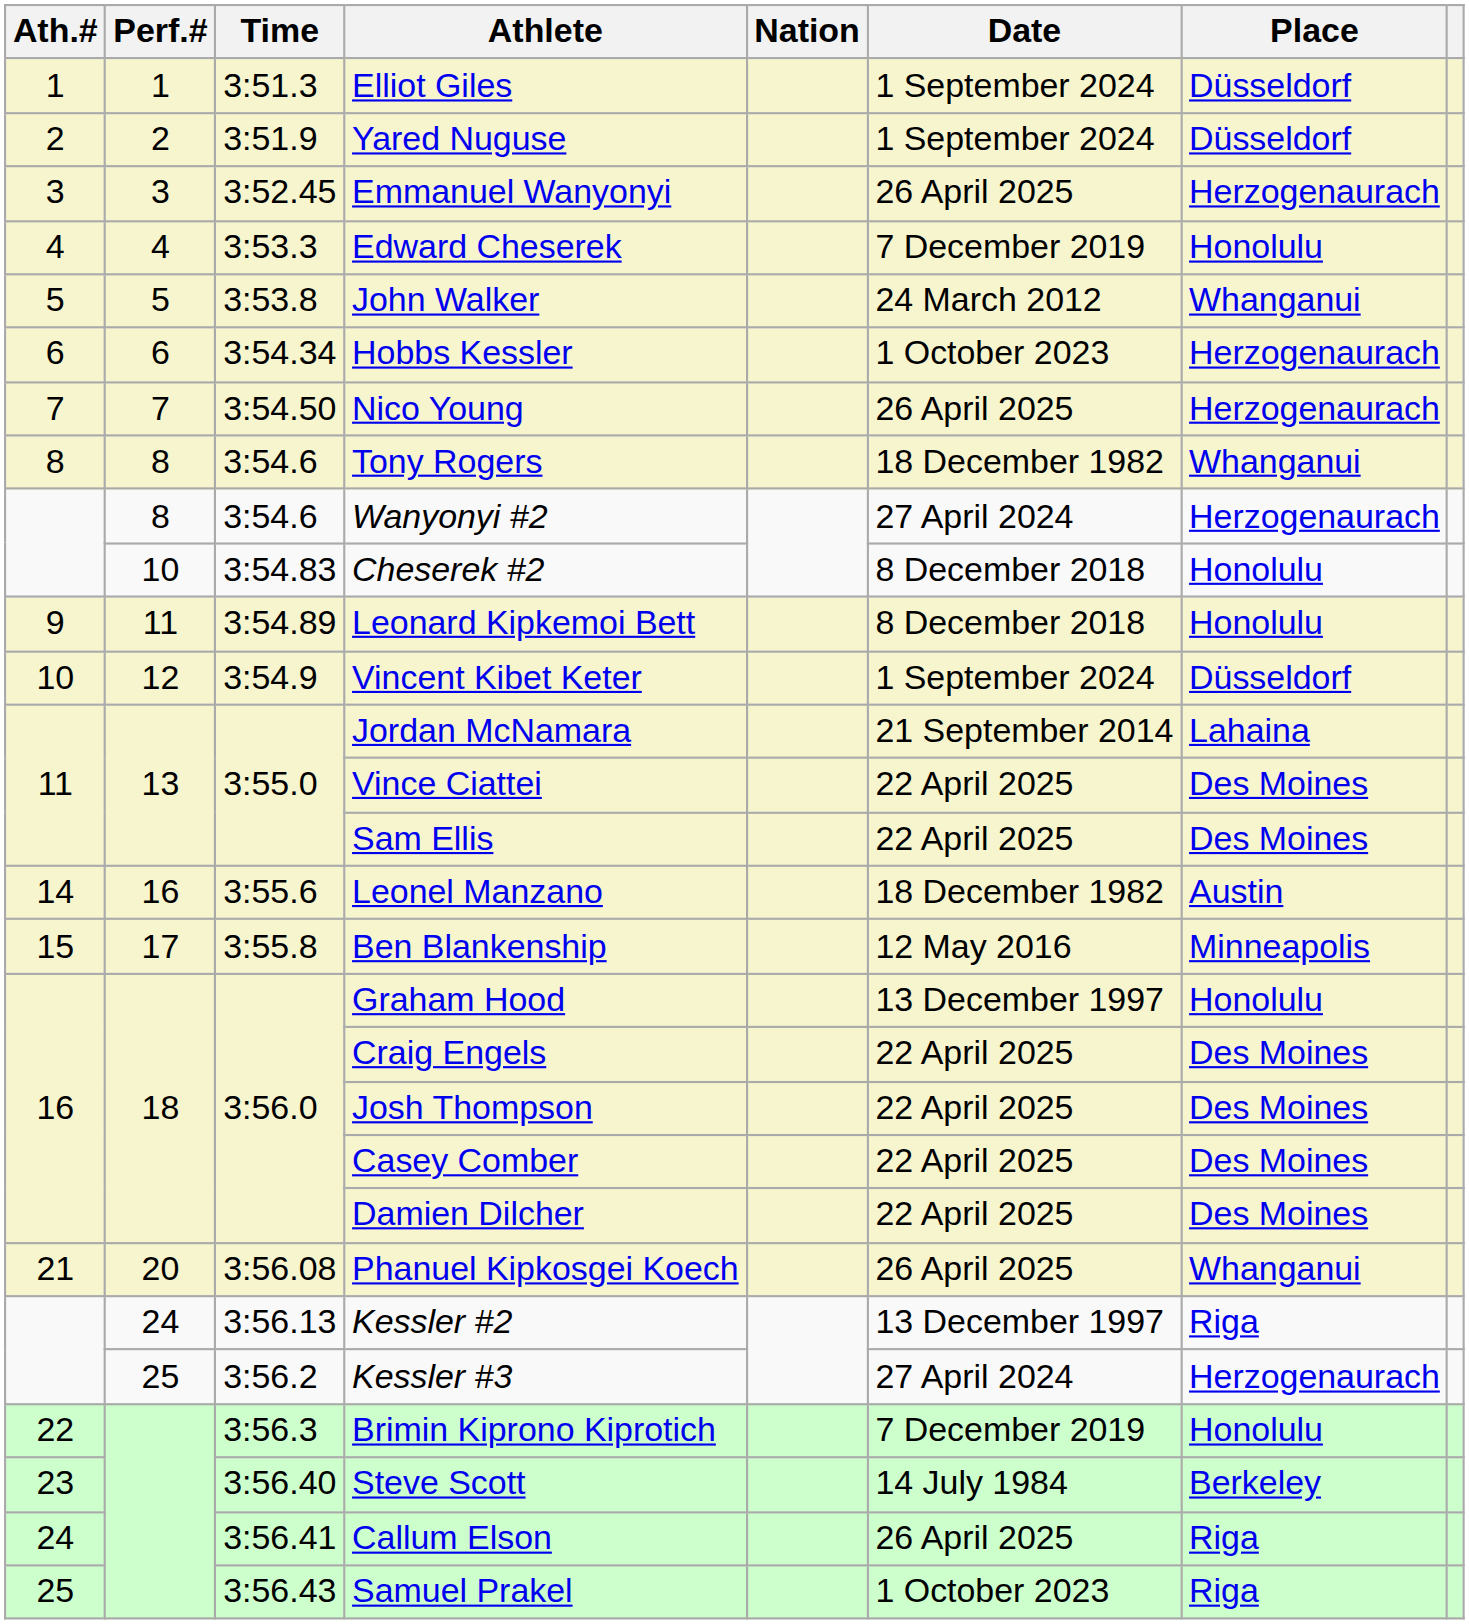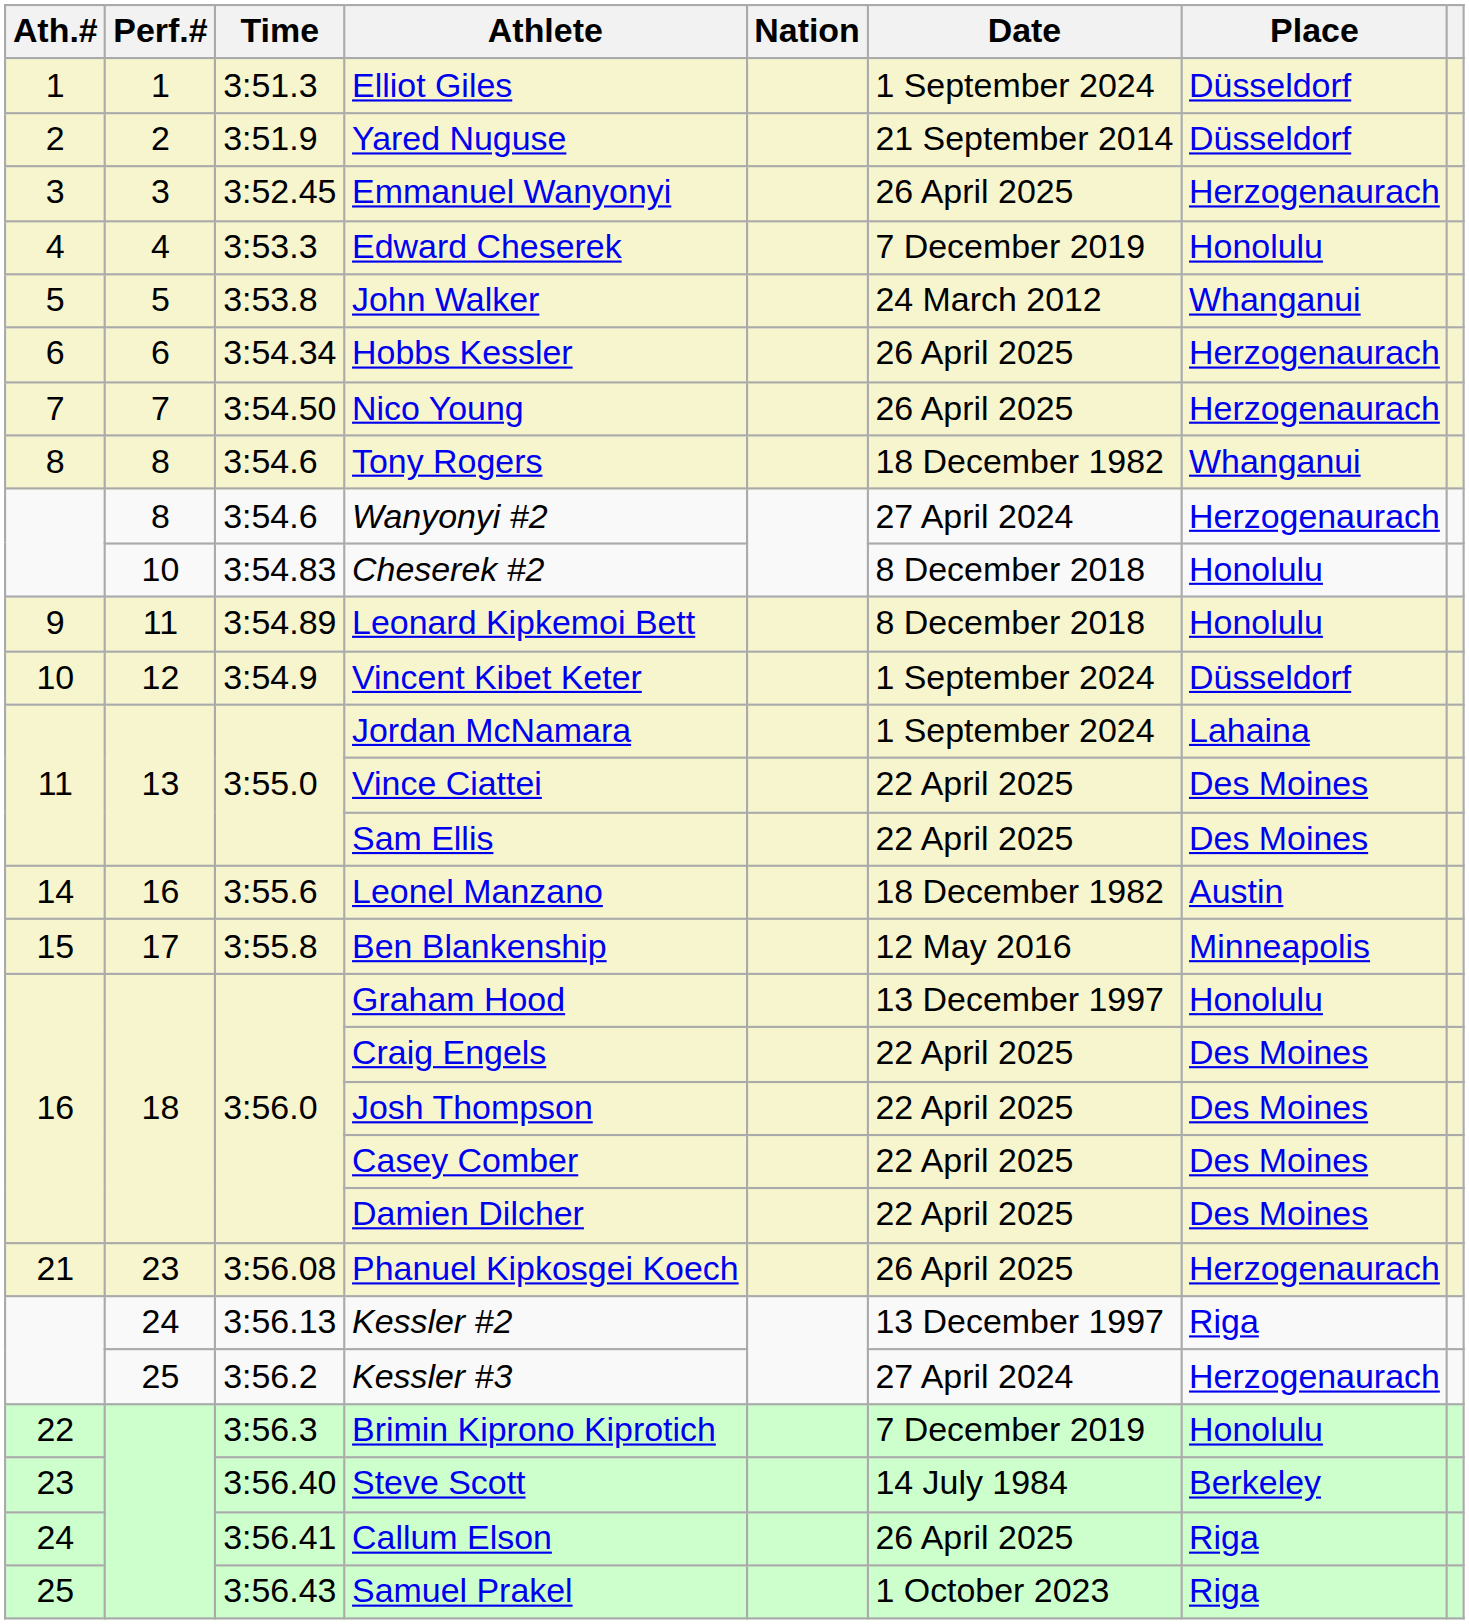(1015, 138) 1 September 2024 -> (1024, 138) 21 September 2014
(992, 354) 1 October 2023 -> (974, 354) 26 April 2025
(1024, 730) 21 September 2014 -> (1015, 730) 1 September 2024
(160, 1268) 20 -> (160, 1268) 23
(1275, 1268) Whanganui -> (1314, 1268) Herzogenaurach
